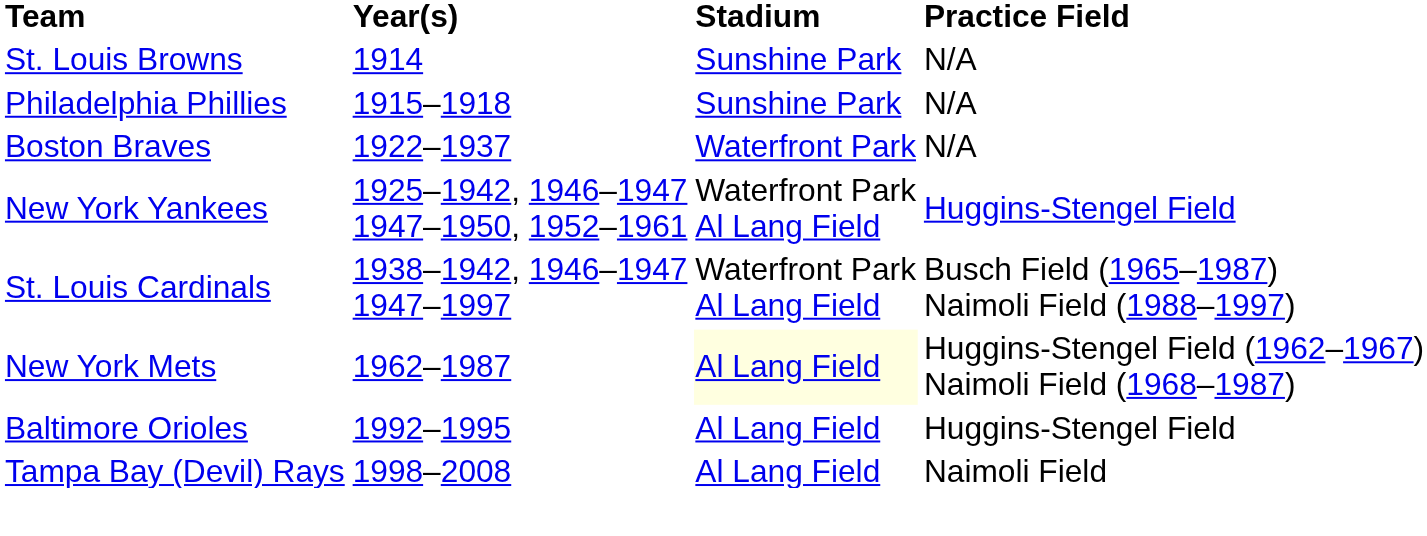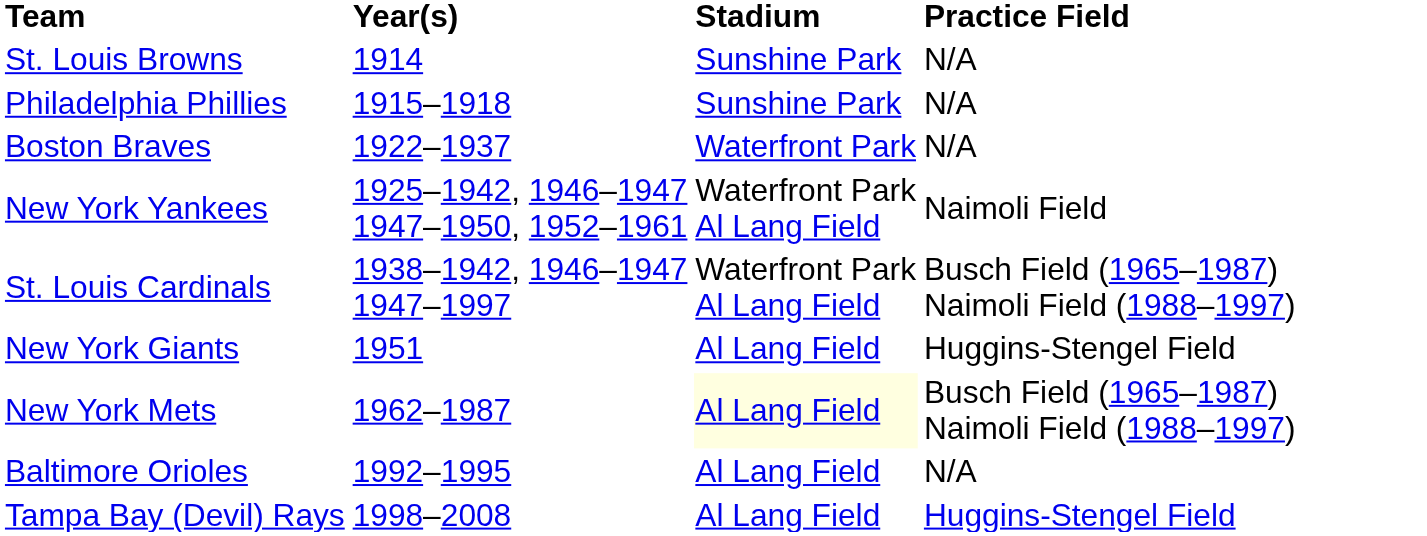(1080, 208) Huggins-Stengel Field -> (1015, 208) Naimoli Field
+ row: (122, 348)
(1174, 366) Huggins-Stengel Field (1962–1967) Naimoli Field (1968–1987) -> (1110, 410) Busch Field (1965–1987) Naimoli Field (1988–1997)
(1080, 428) Huggins-Stengel Field -> (950, 471) N/A
(1015, 471) Naimoli Field -> (1080, 515) Huggins-Stengel Field
